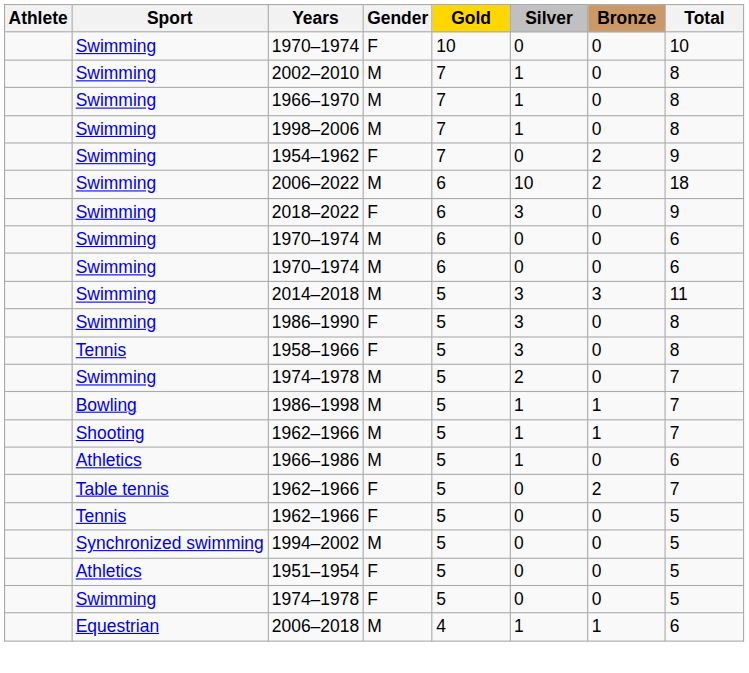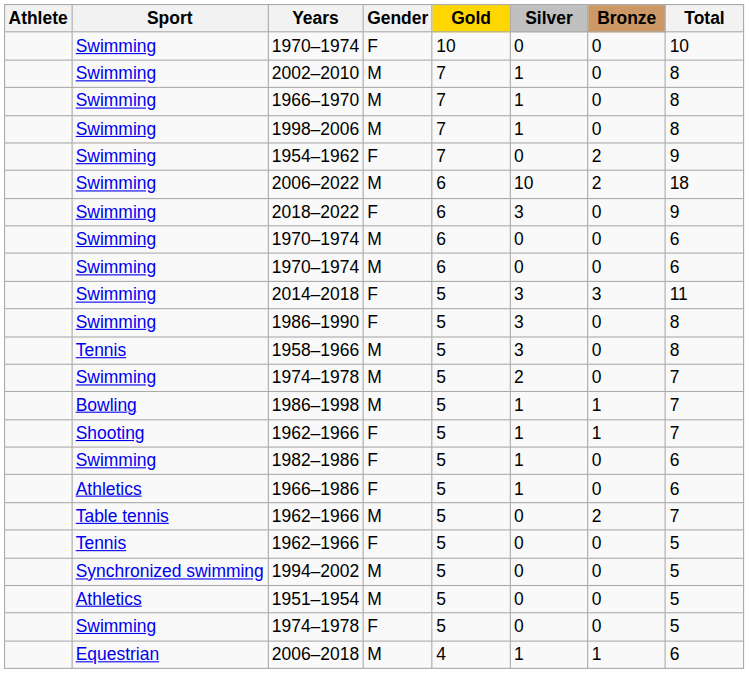(374, 294) M -> (372, 294) F
(372, 350) F -> (374, 350) M
(374, 433) M -> (372, 433) F
+ row: (116, 460)
(374, 460) M -> (372, 488) F
(372, 488) F -> (374, 516) M
(372, 571) F -> (374, 599) M
